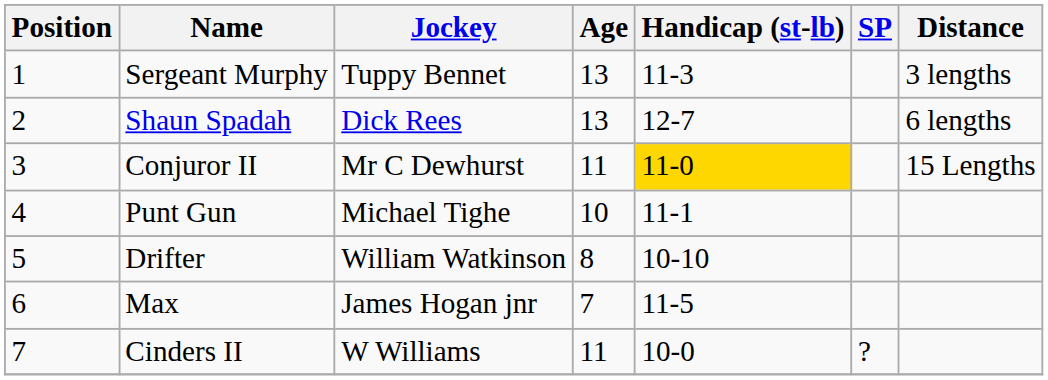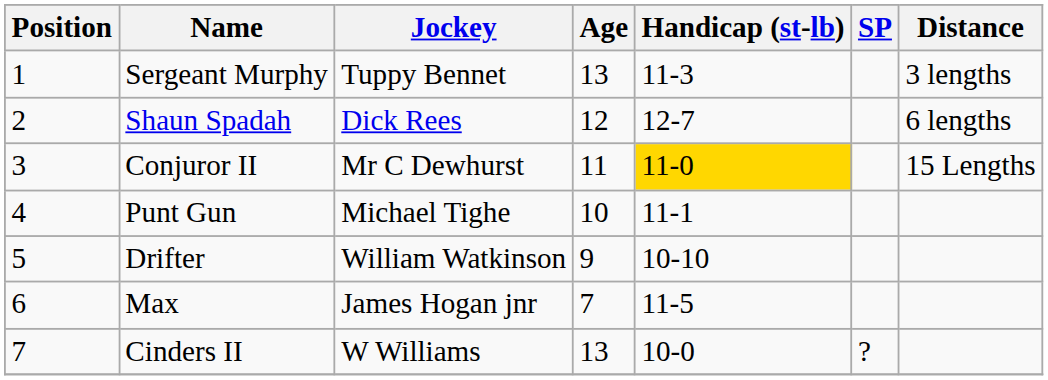(594, 119) 13 -> (594, 119) 12
(587, 258) 8 -> (587, 258) 9
(594, 350) 11 -> (594, 350) 13
